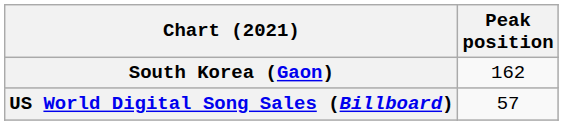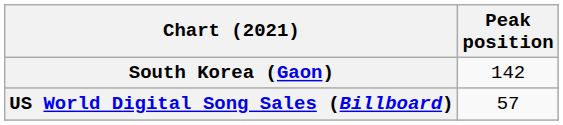(508, 73) 162 -> (508, 73) 142
